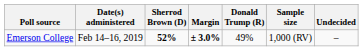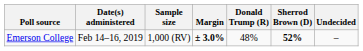columns swapped: (290, 17) <-> (167, 17)
(244, 38) 49% -> (249, 38) 48%
